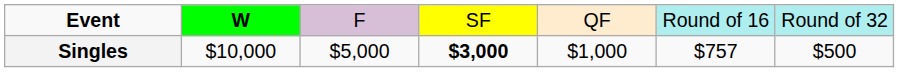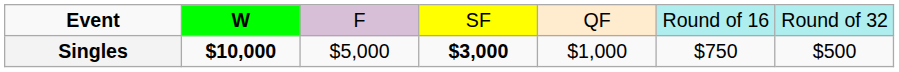(241, 51) normal -> (241, 51) bold
(716, 51) $757 -> (716, 51) $750
